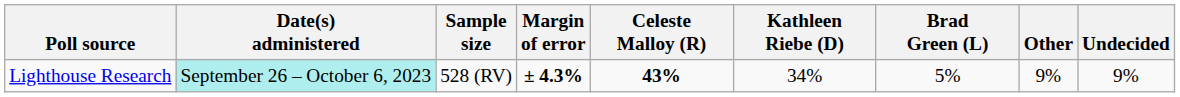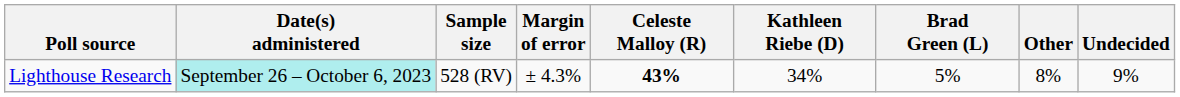(553, 75) bold -> (553, 75) normal
(1048, 75) 9% -> (1048, 75) 8%
